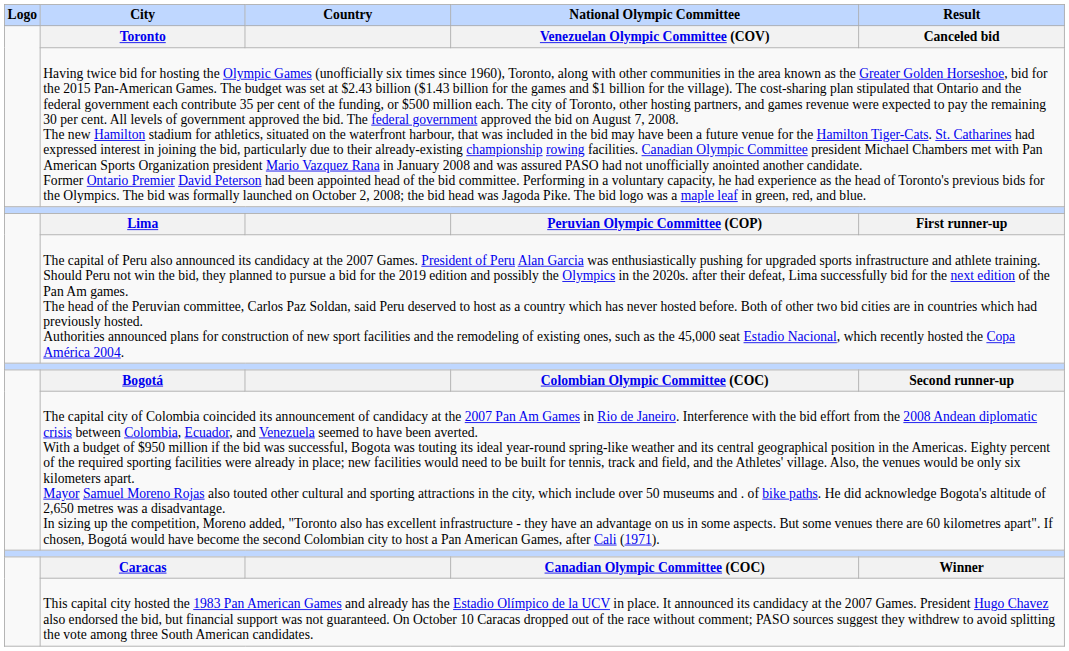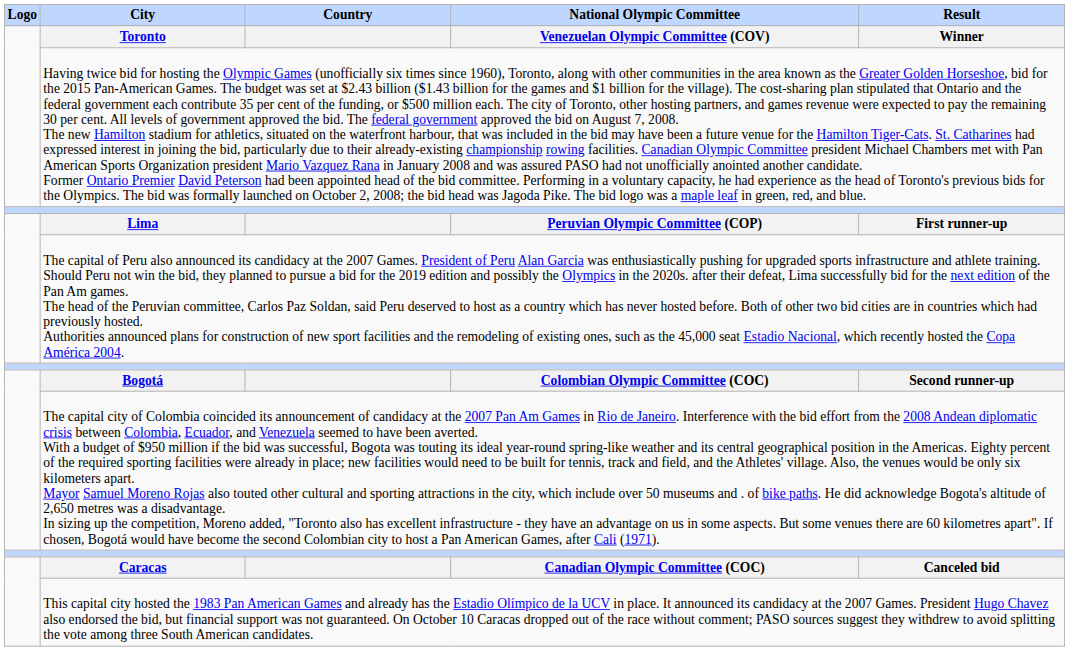(962, 36) Canceled bid -> (962, 36) Winner
(962, 567) Winner -> (962, 567) Canceled bid
